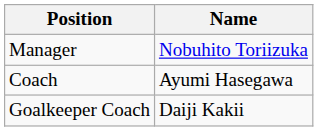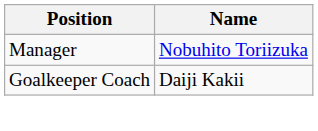- row: (33, 79)
